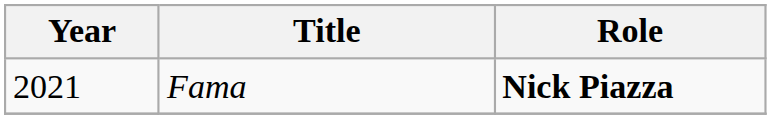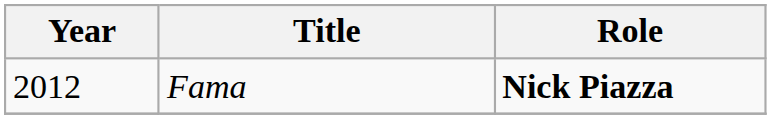(47, 85) 2021 -> (47, 85) 2012
